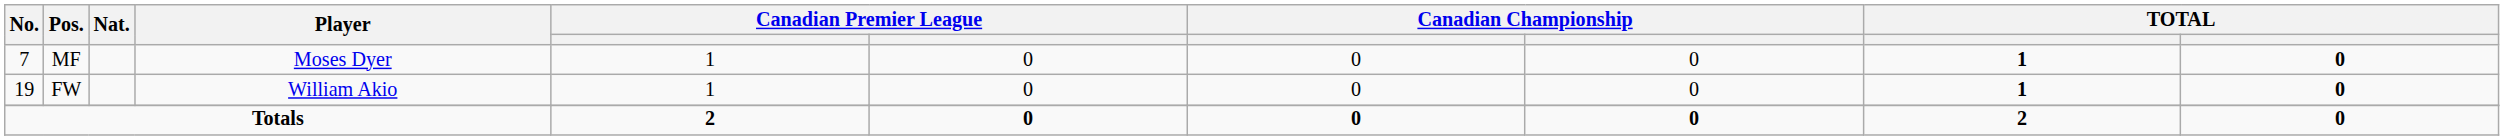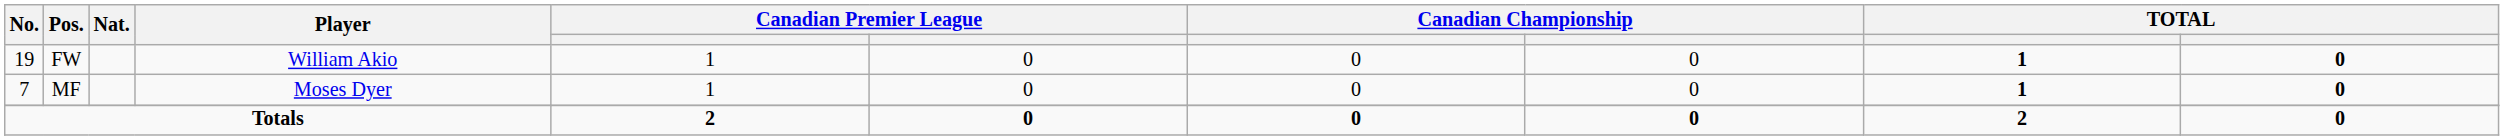rows swapped: (66, 58) <-> (66, 89)
